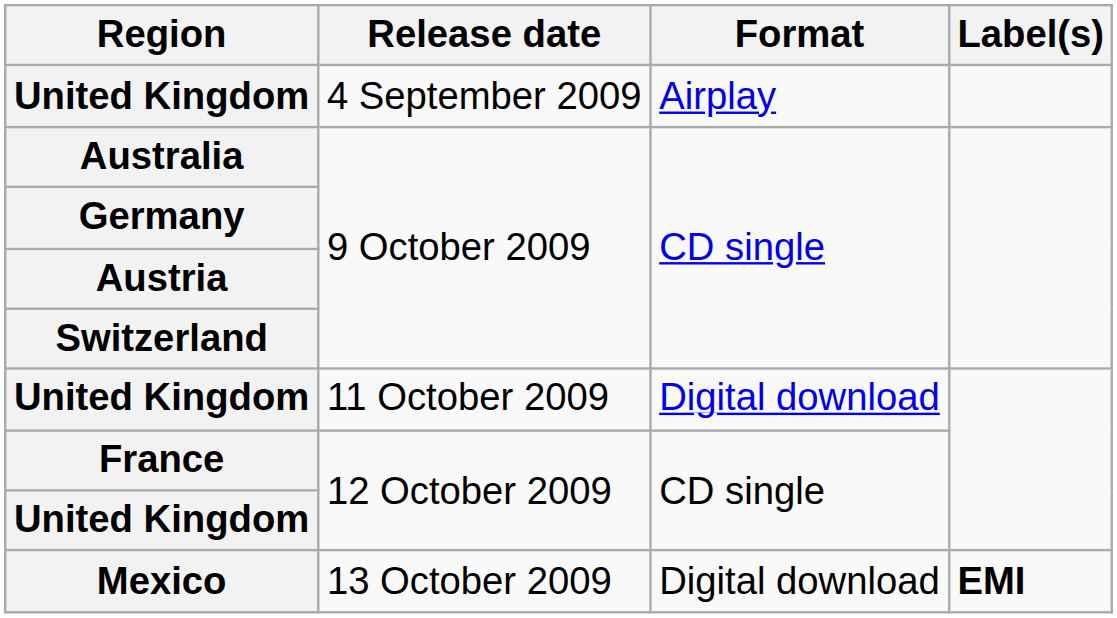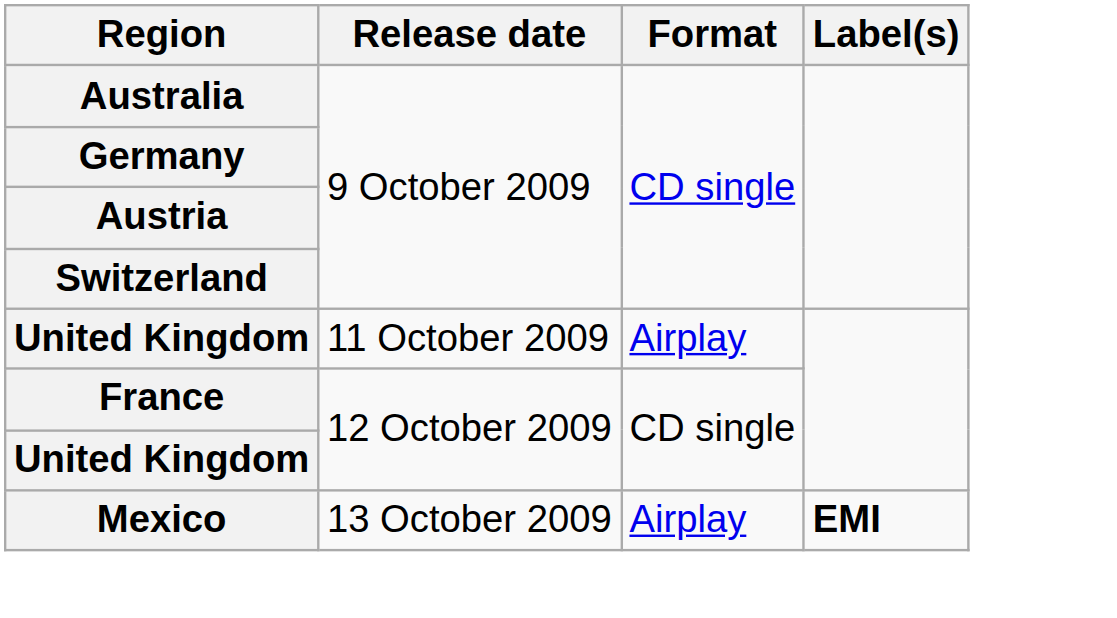- row: (162, 95)
(799, 398) Digital download -> (688, 338) Airplay
(799, 580) Digital download -> (688, 519) Airplay
